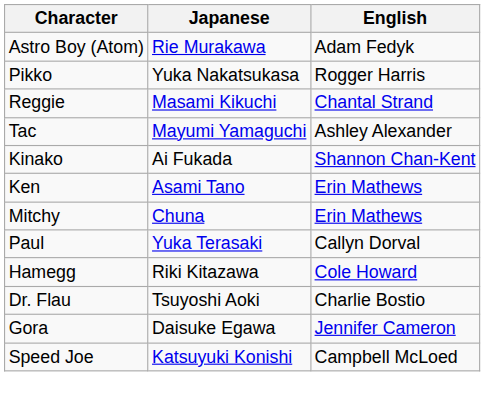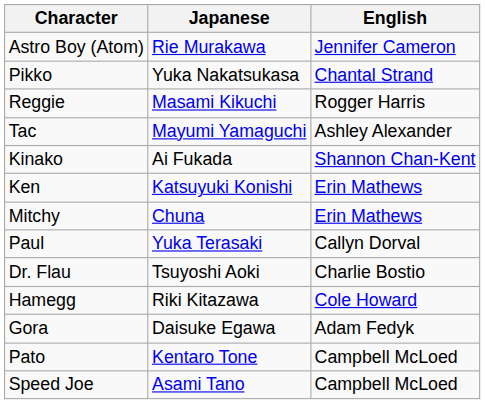(364, 46) Adam Fedyk -> (385, 46) Jennifer Cameron
(370, 74) Rogger Harris -> (374, 74) Chantal Strand
(374, 103) Chantal Strand -> (370, 103) Rogger Harris
(198, 187) Asami Tano -> (222, 187) Katsuyuki Konishi
rows swapped: (42, 272) <-> (40, 300)
(385, 328) Jennifer Cameron -> (364, 328) Adam Fedyk
+ row: (27, 356)
(222, 356) Katsuyuki Konishi -> (198, 384) Asami Tano
